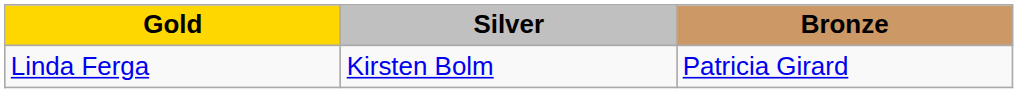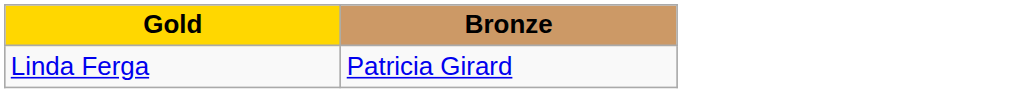- column: (509, 25)
